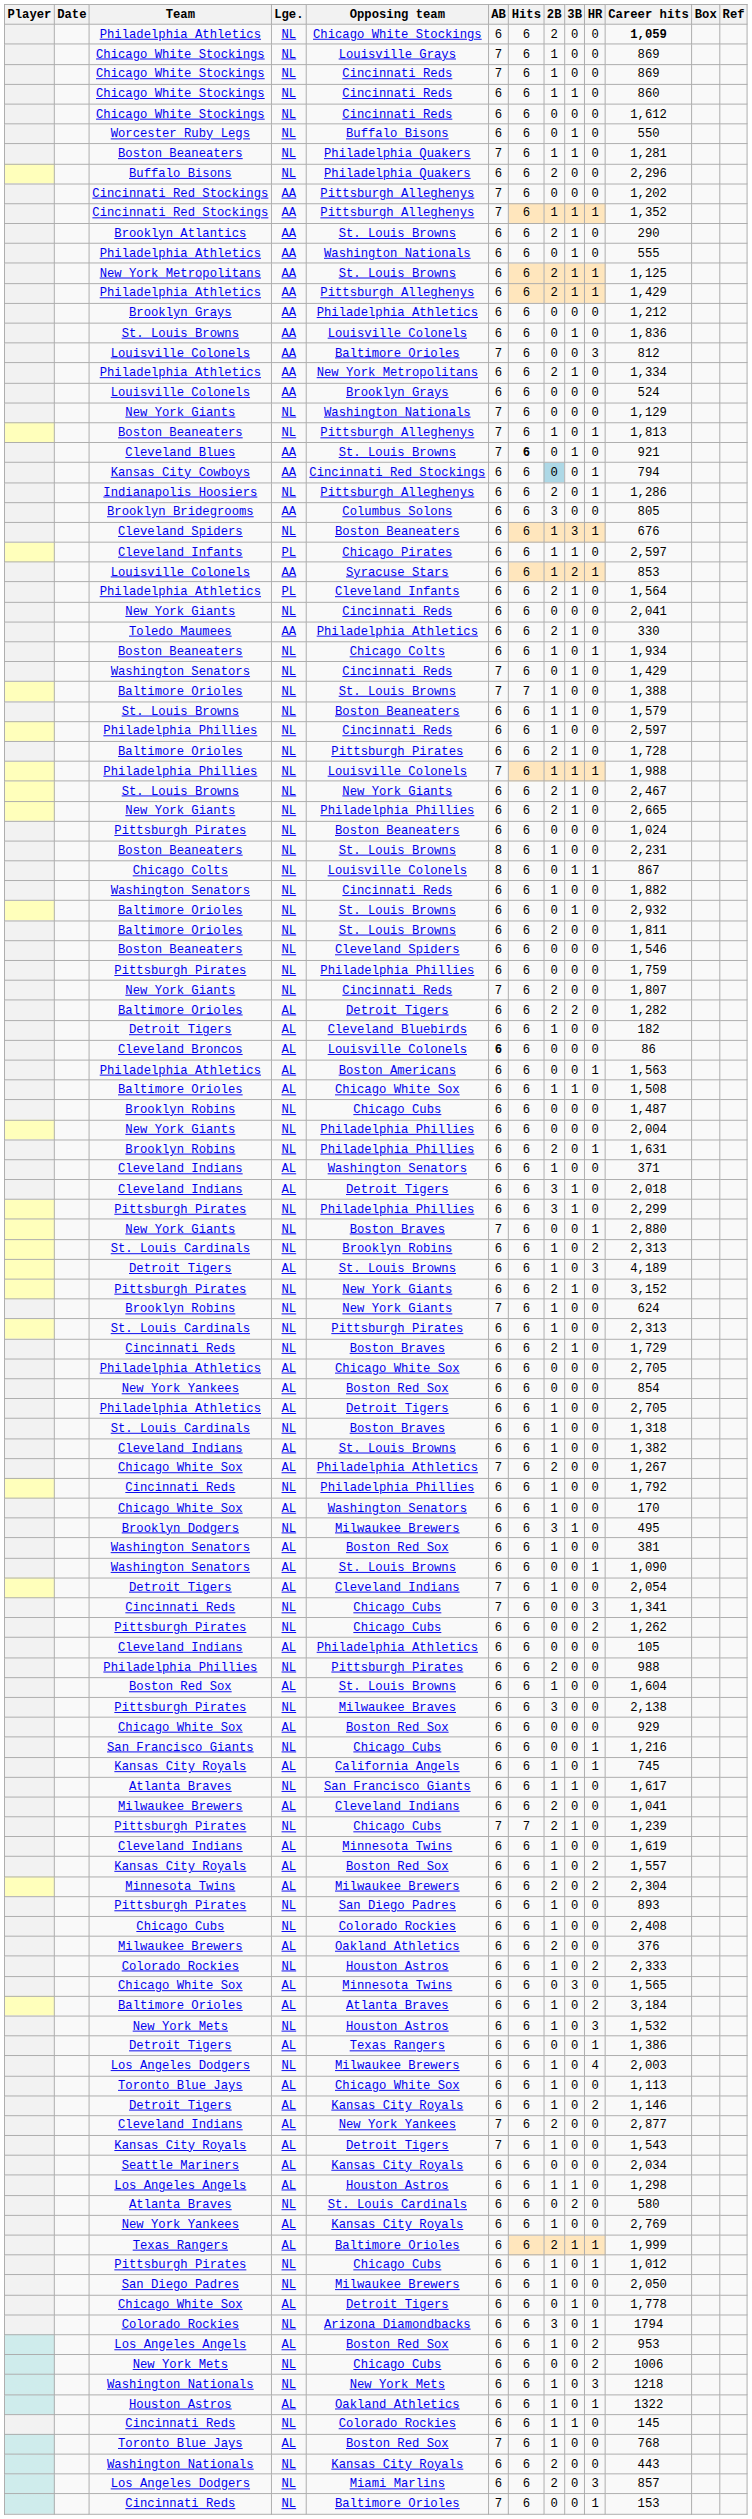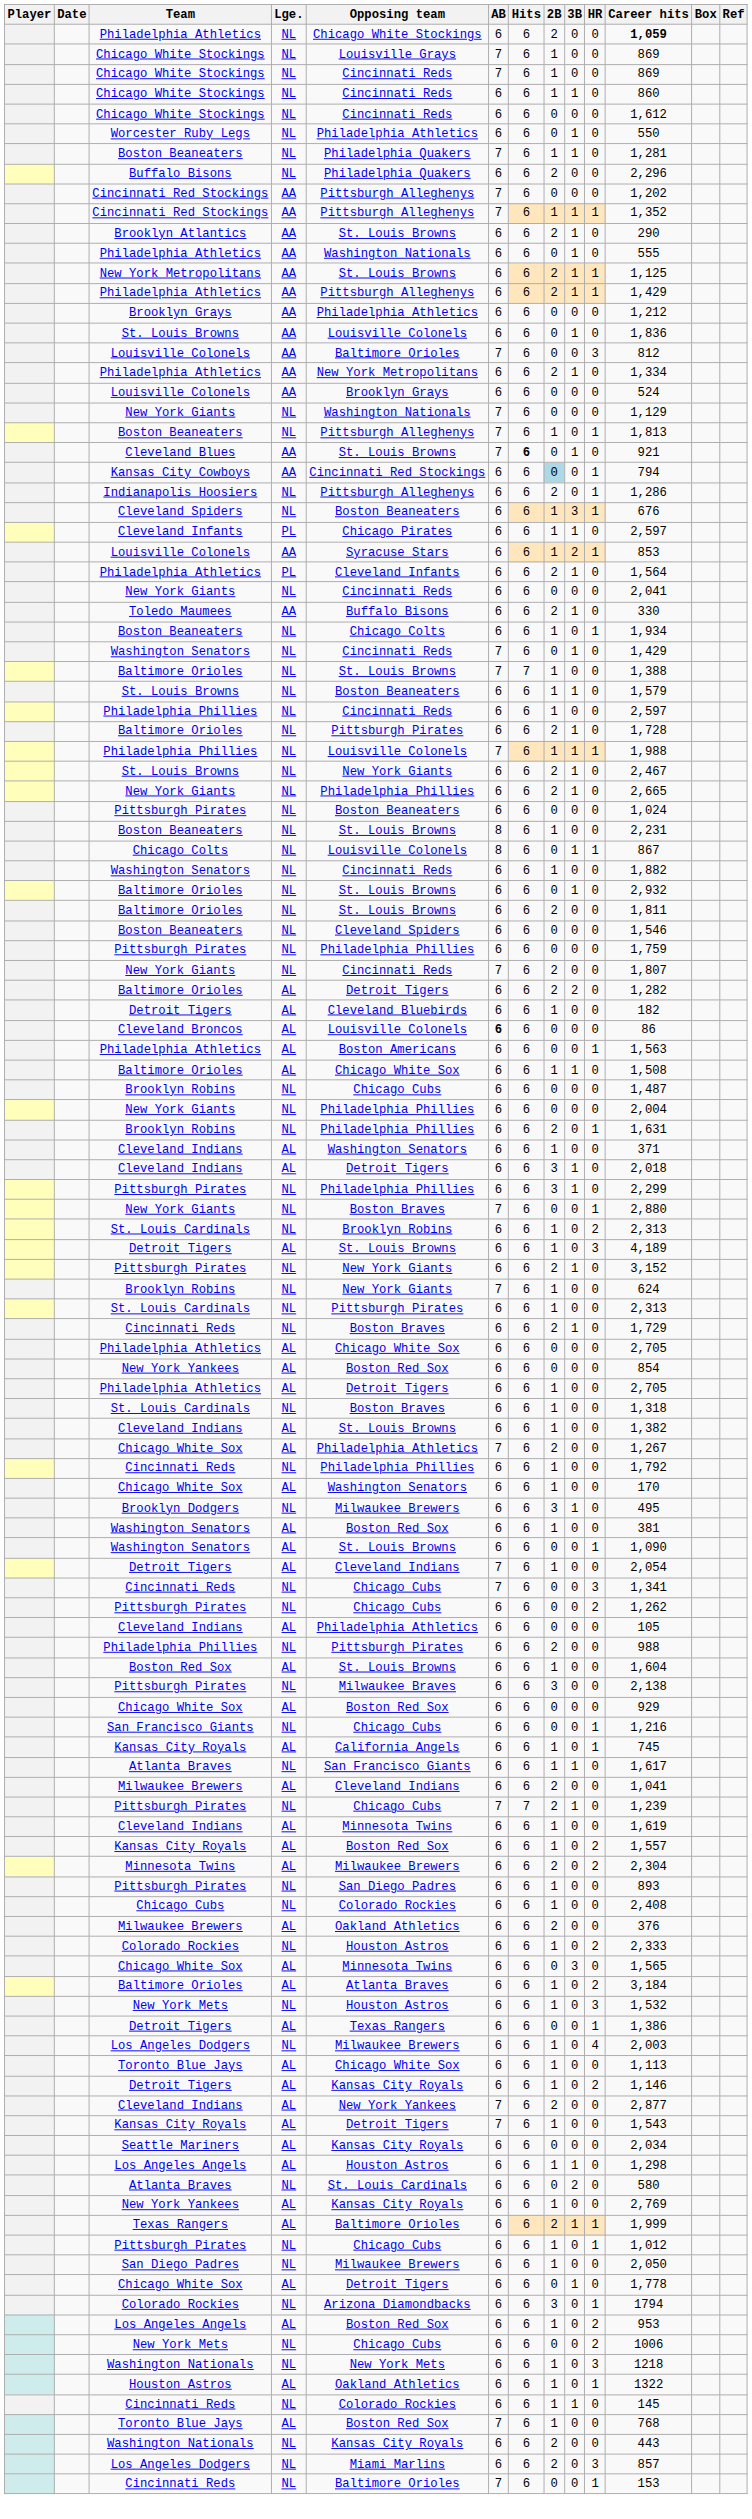(397, 134) Buffalo Bisons -> (397, 134) Philadelphia Athletics
- row: (180, 512)
(397, 632) Philadelphia Athletics -> (397, 612) Buffalo Bisons
